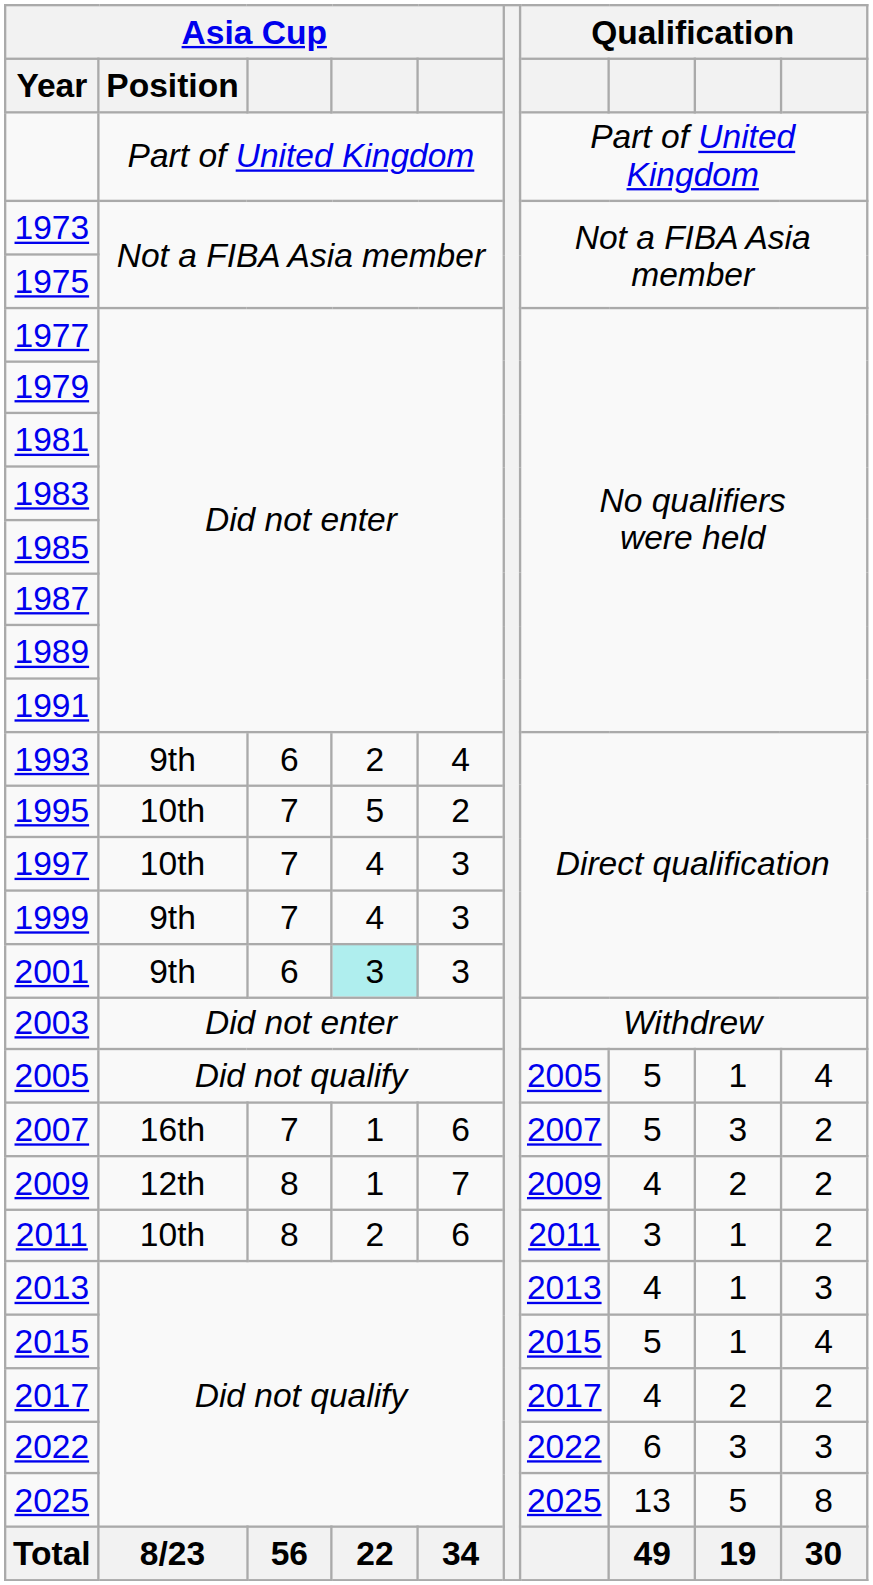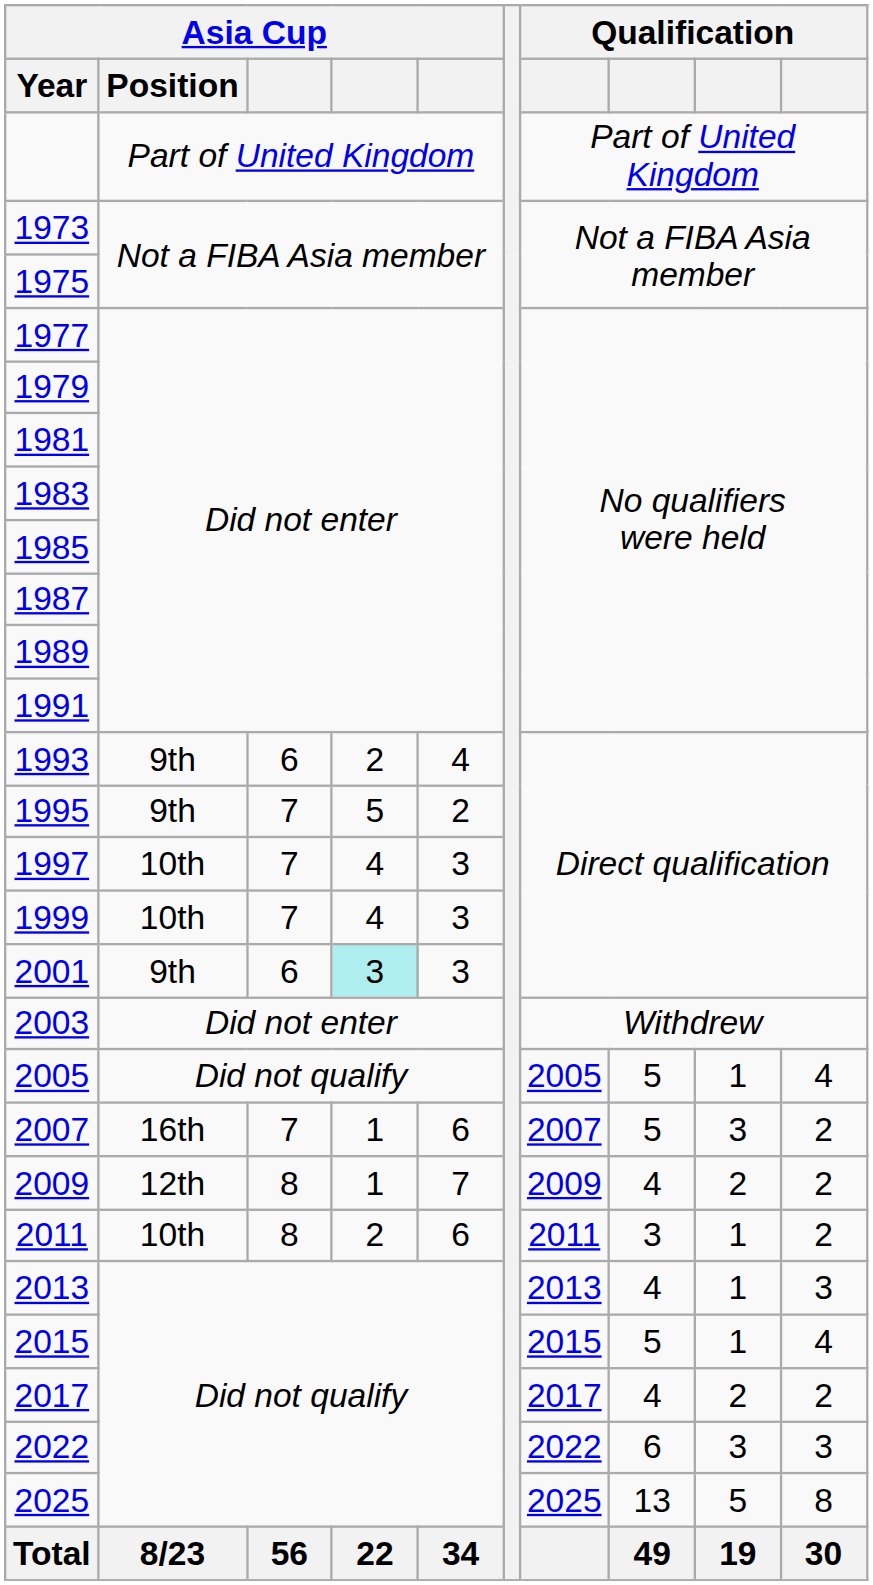(173, 811) 10th -> (173, 811) 9th
(173, 917) 9th -> (173, 917) 10th
